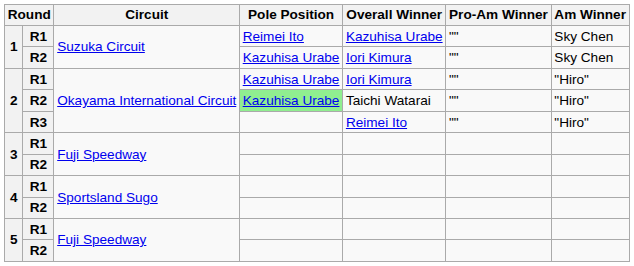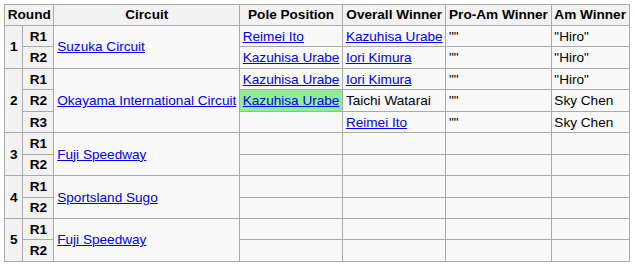(584, 36) Sky Chen -> (572, 36) "Hiro"
(584, 58) Sky Chen -> (572, 58) "Hiro"
(572, 101) "Hiro" -> (584, 101) Sky Chen
(572, 122) "Hiro" -> (584, 122) Sky Chen
